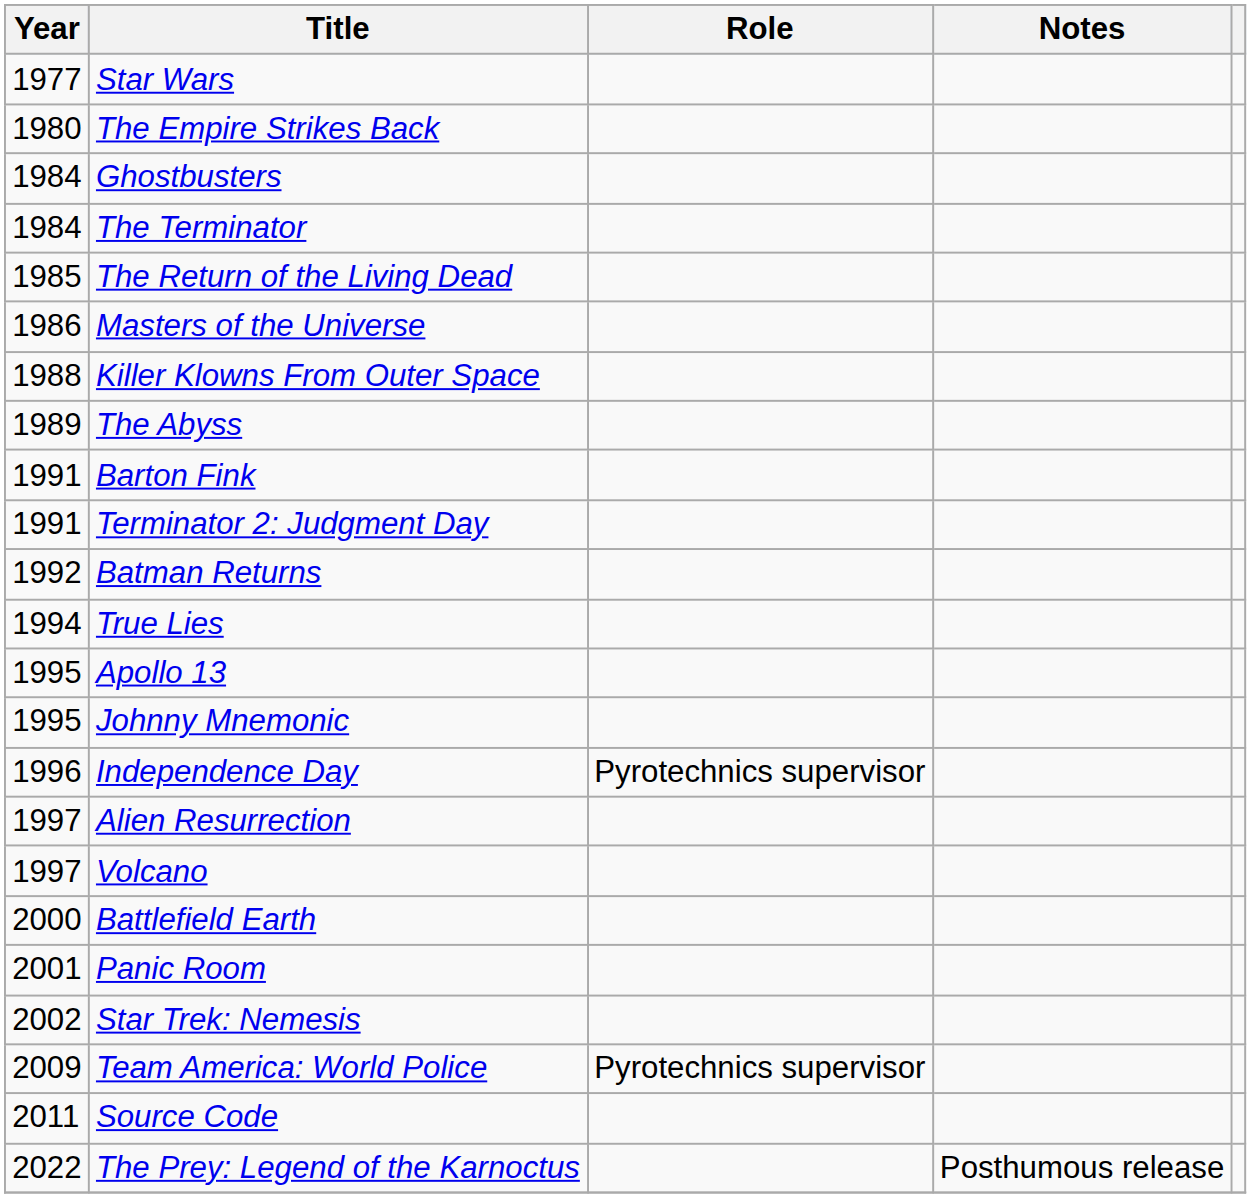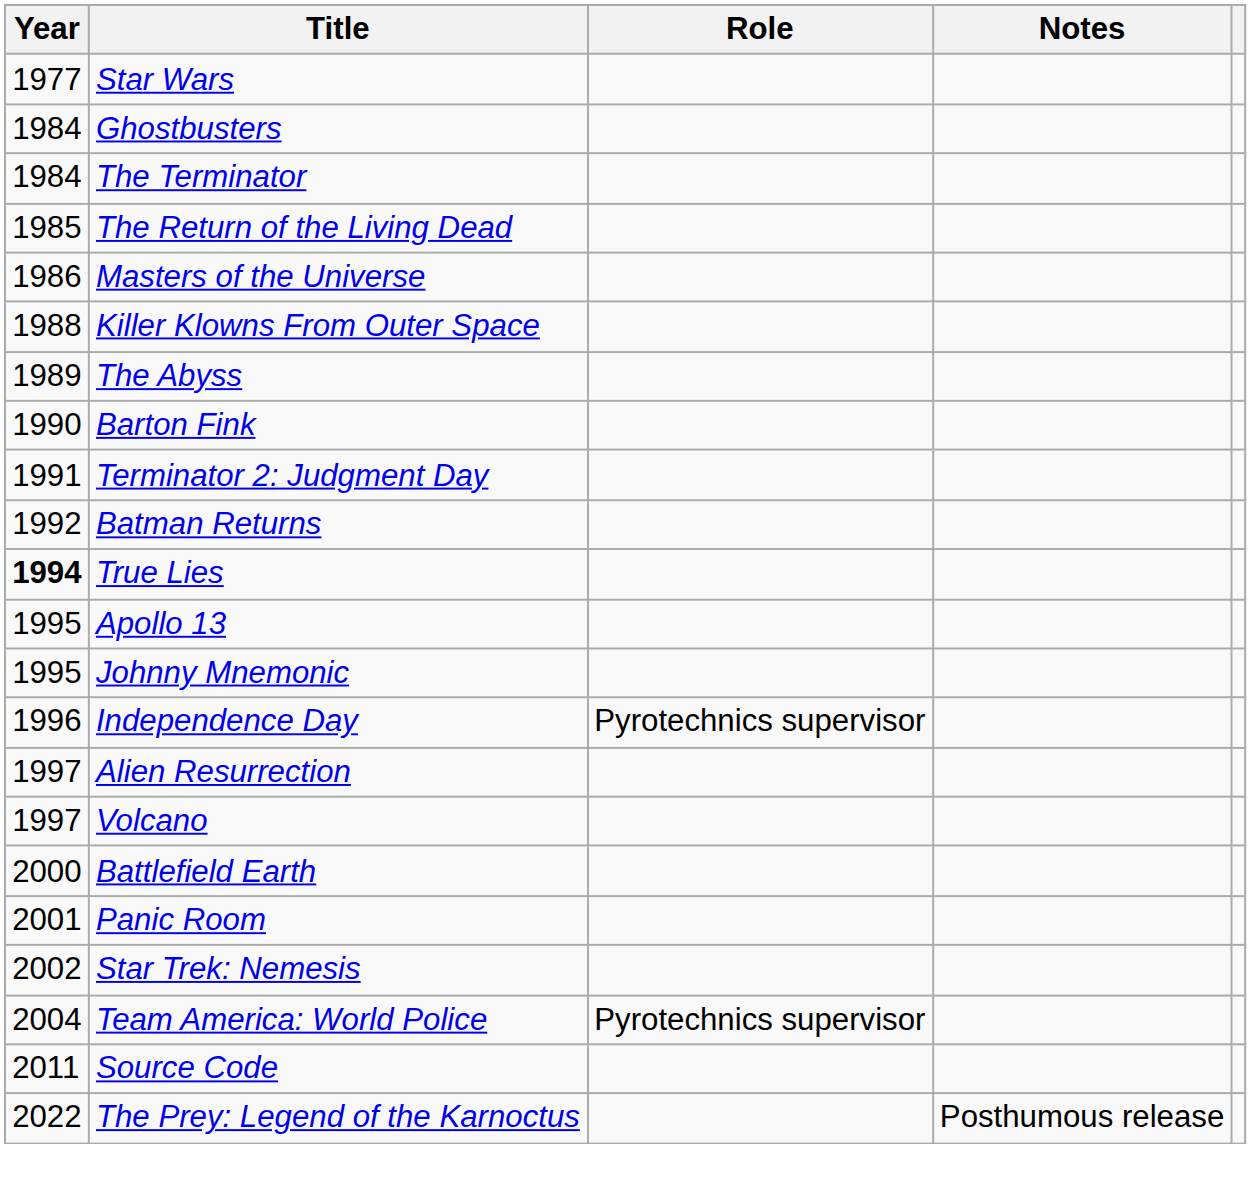- row: (268, 128)
(47, 474) 1991 -> (47, 425) 1990
(47, 623) normal -> (47, 573) bold
(47, 1068) 2009 -> (47, 1018) 2004
